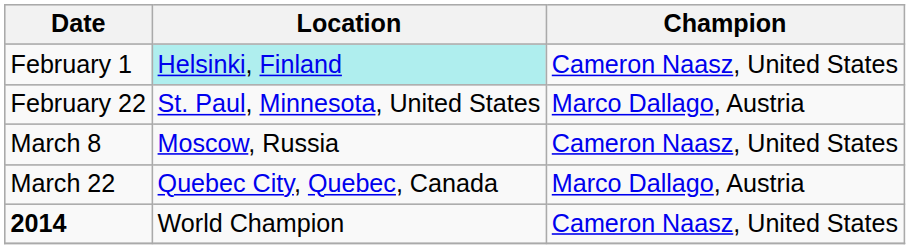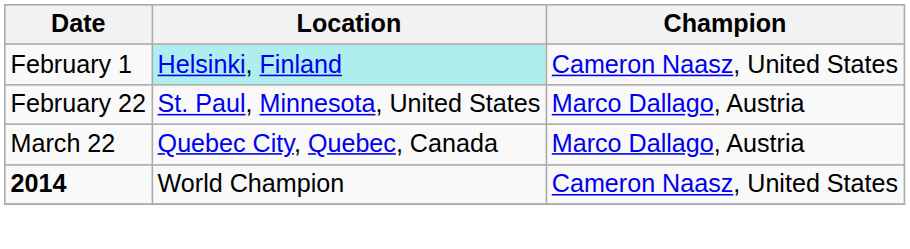- row: (56, 143)
